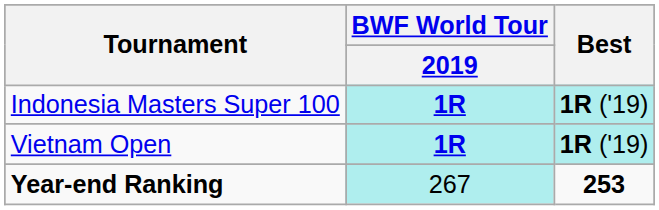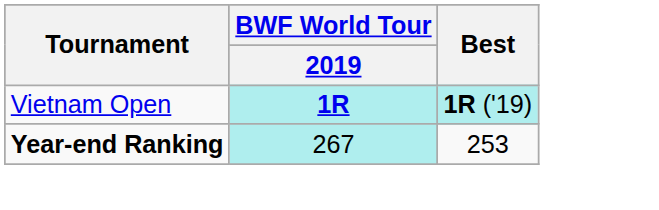- row: (175, 105)
(604, 184) bold -> (488, 145) normal
